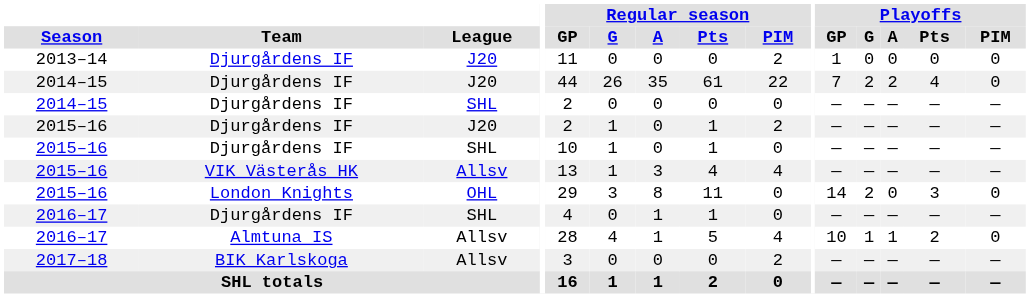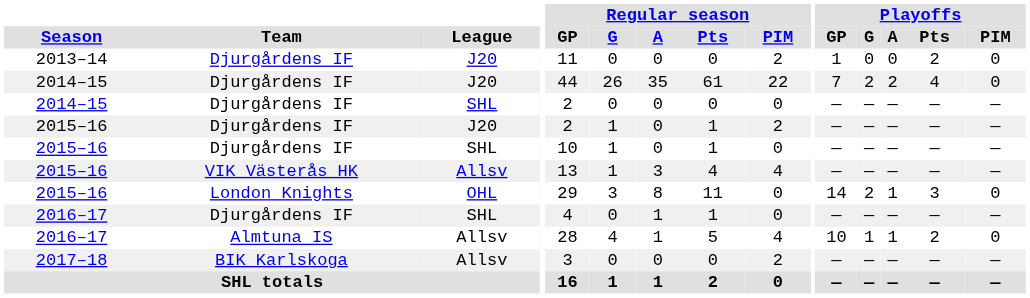(935, 60) 0 -> (935, 60) 2
(893, 193) 0 -> (893, 193) 1
